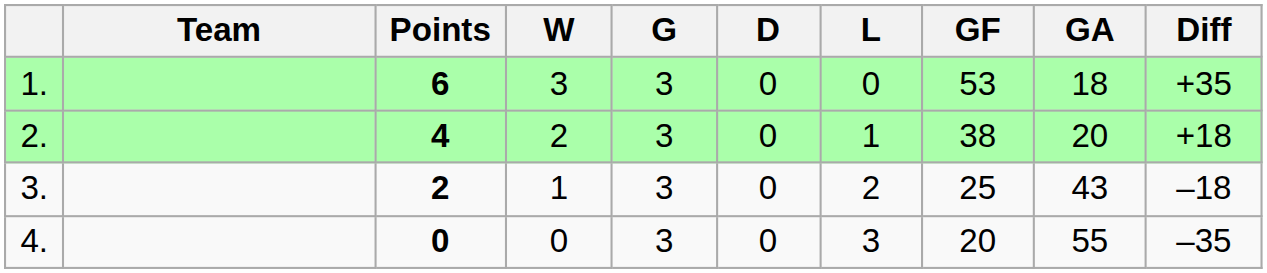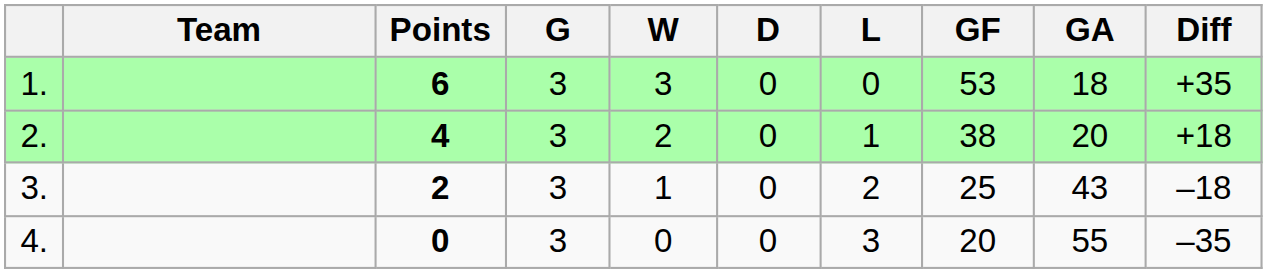columns swapped: (664, 30) <-> (559, 30)
